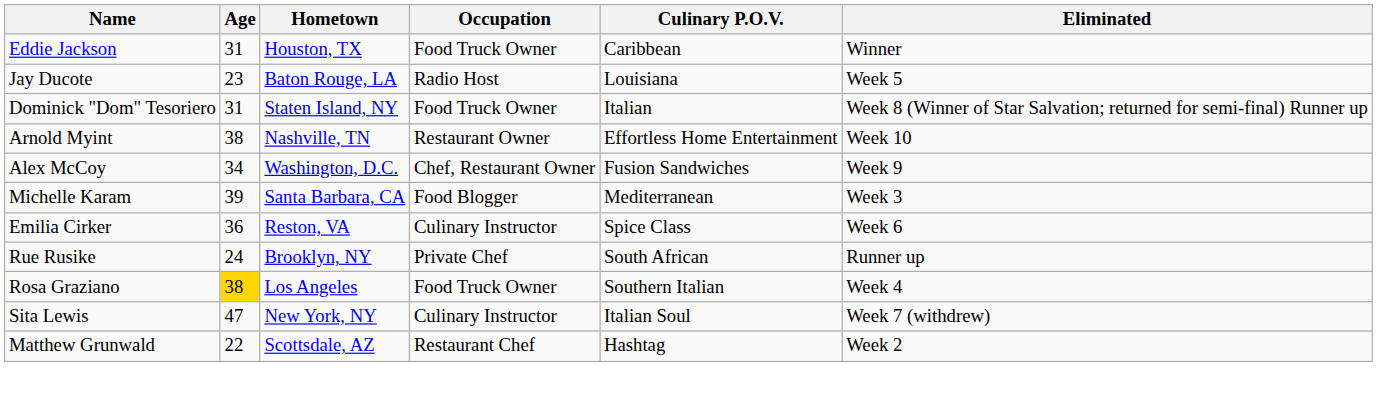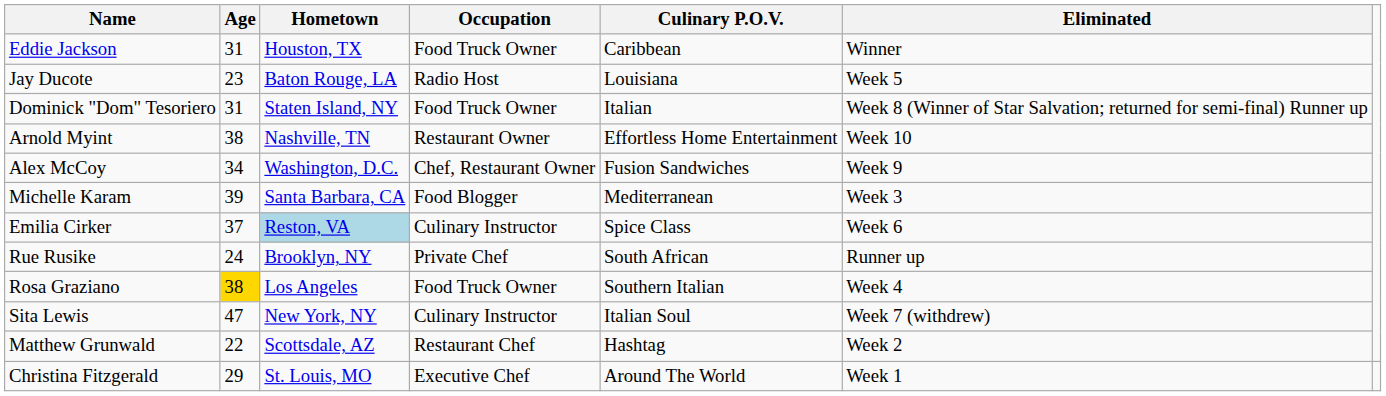(234, 227) 36 -> (234, 227) 37
(307, 227) no background -> (307, 227) lightblue background
+ row: (84, 375)
